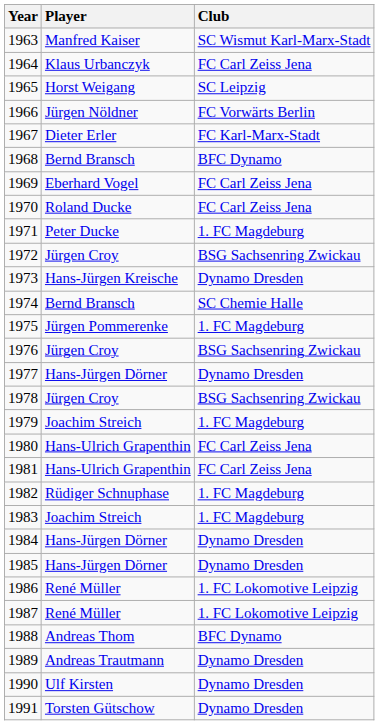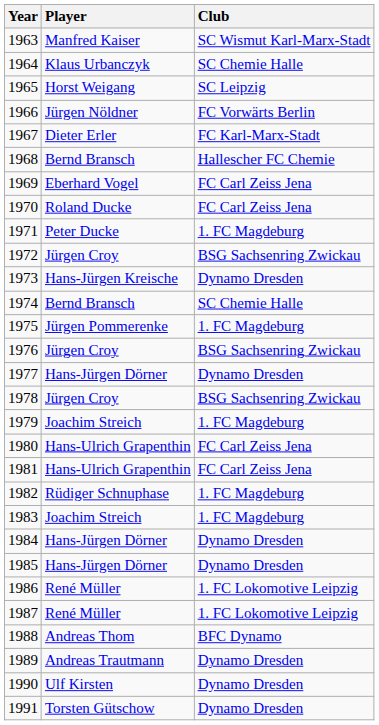(255, 64) FC Carl Zeiss Jena -> (250, 64) SC Chemie Halle
(240, 159) BFC Dynamo -> (266, 159) Hallescher FC Chemie
